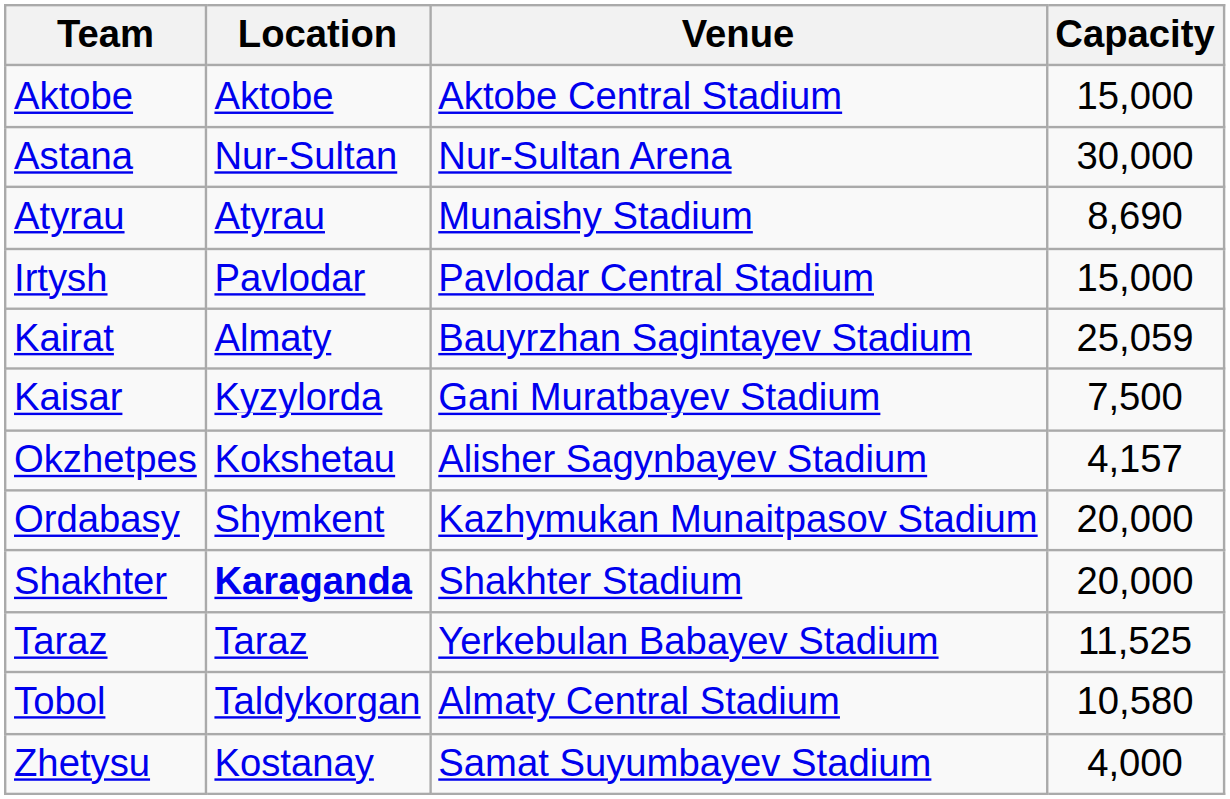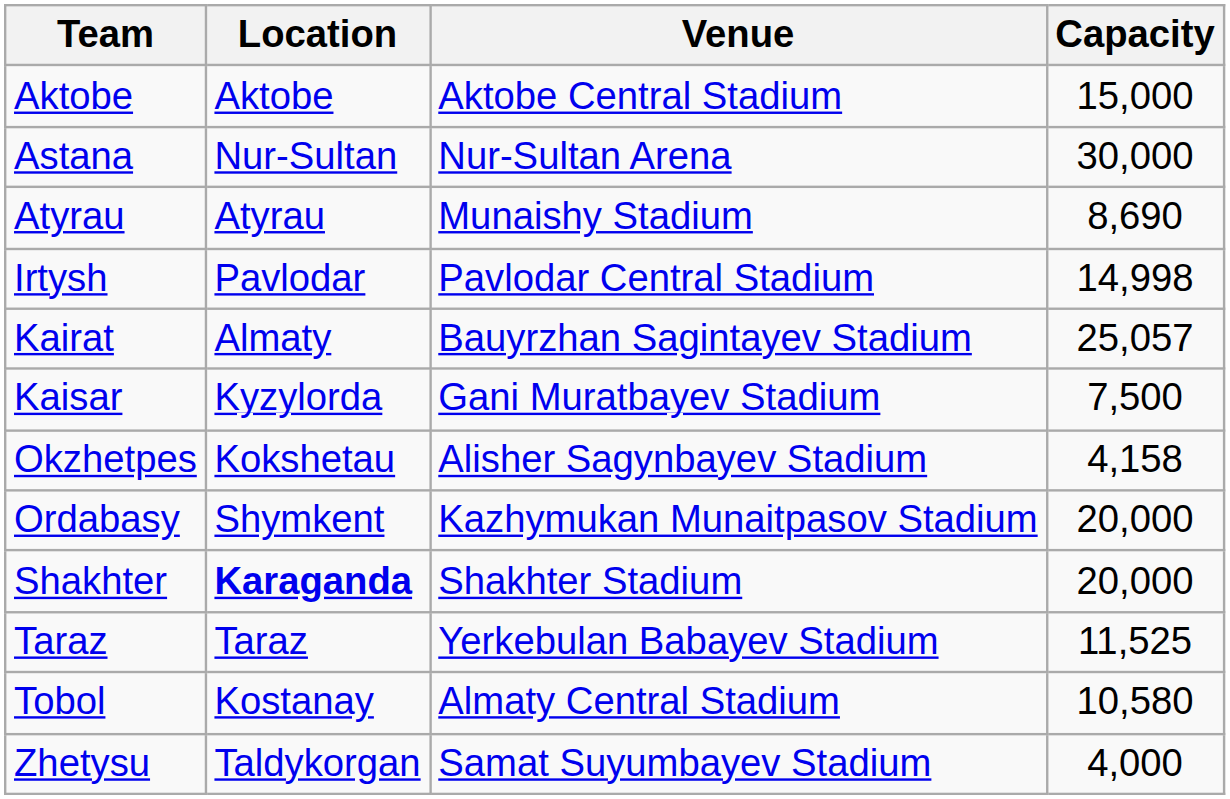(1135, 277) 15,000 -> (1135, 277) 14,998
(1135, 338) 25,059 -> (1135, 338) 25,057
(1135, 459) 4,157 -> (1135, 459) 4,158
(318, 701) Taldykorgan -> (294, 701) Kostanay
(294, 762) Kostanay -> (318, 762) Taldykorgan
